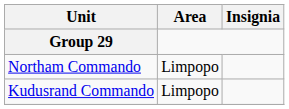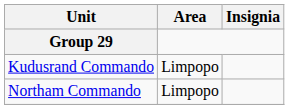rows swapped: (81, 91) <-> (75, 66)
